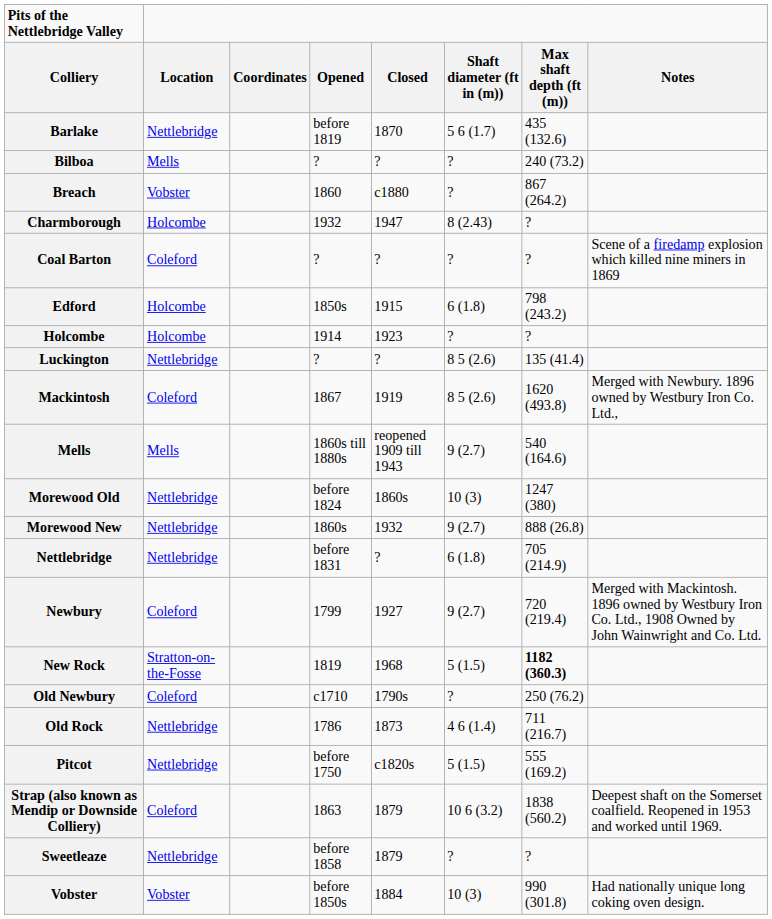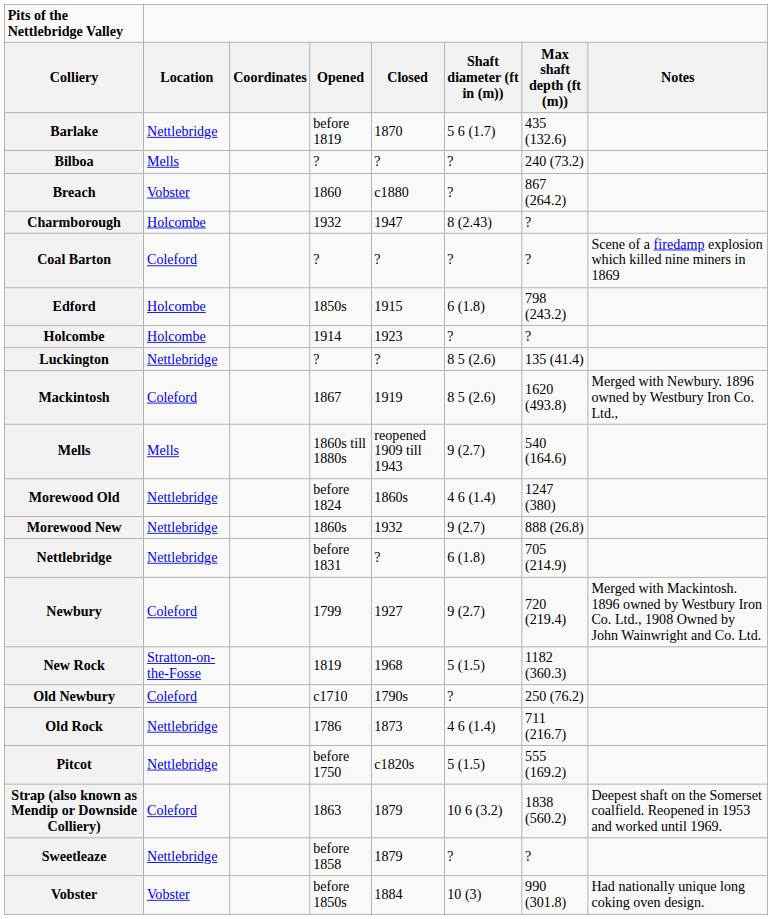(464, 497) 10 (3) -> (471, 497) 4 6 (1.4)
(546, 665) bold -> (546, 665) normal
